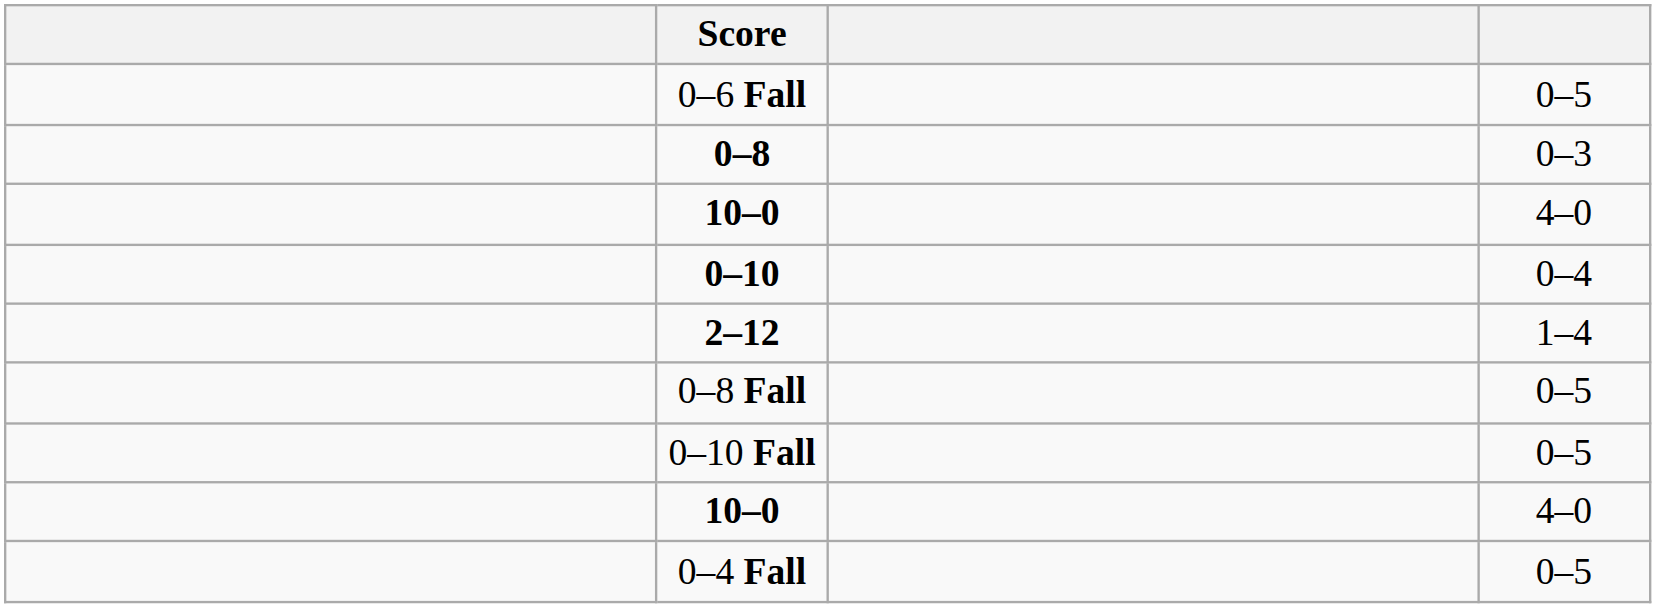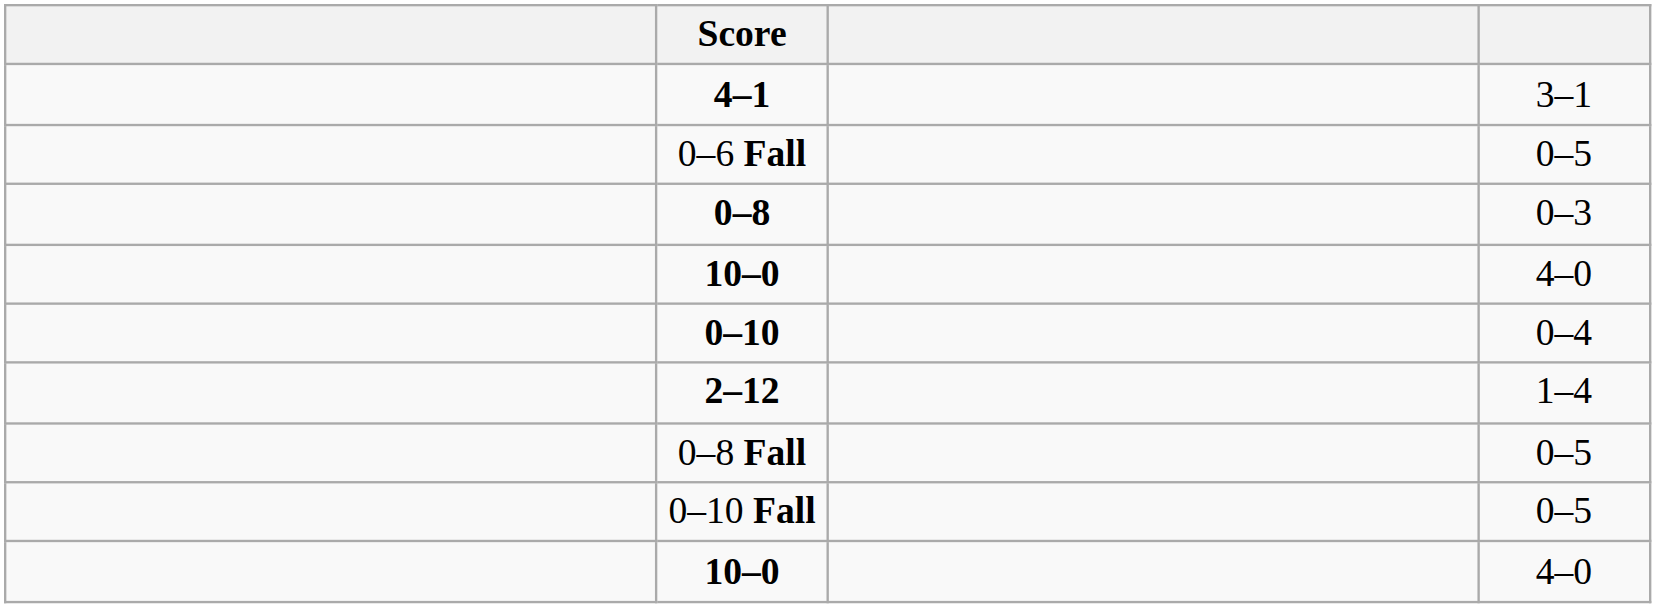+ row: (742, 93)
- row: (742, 570)
